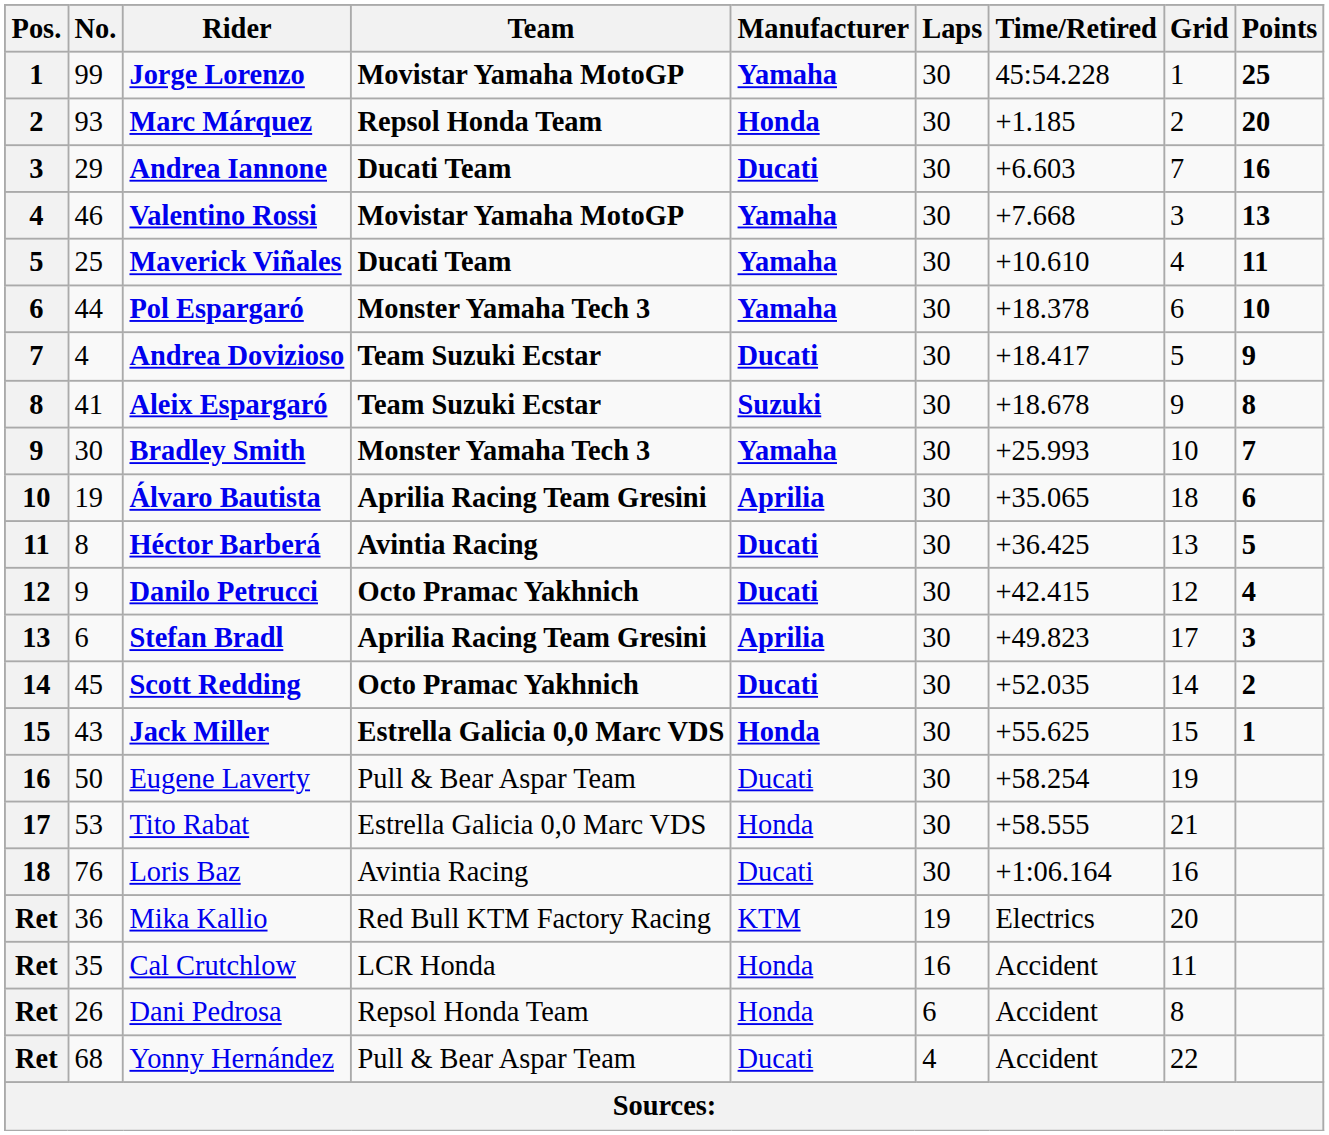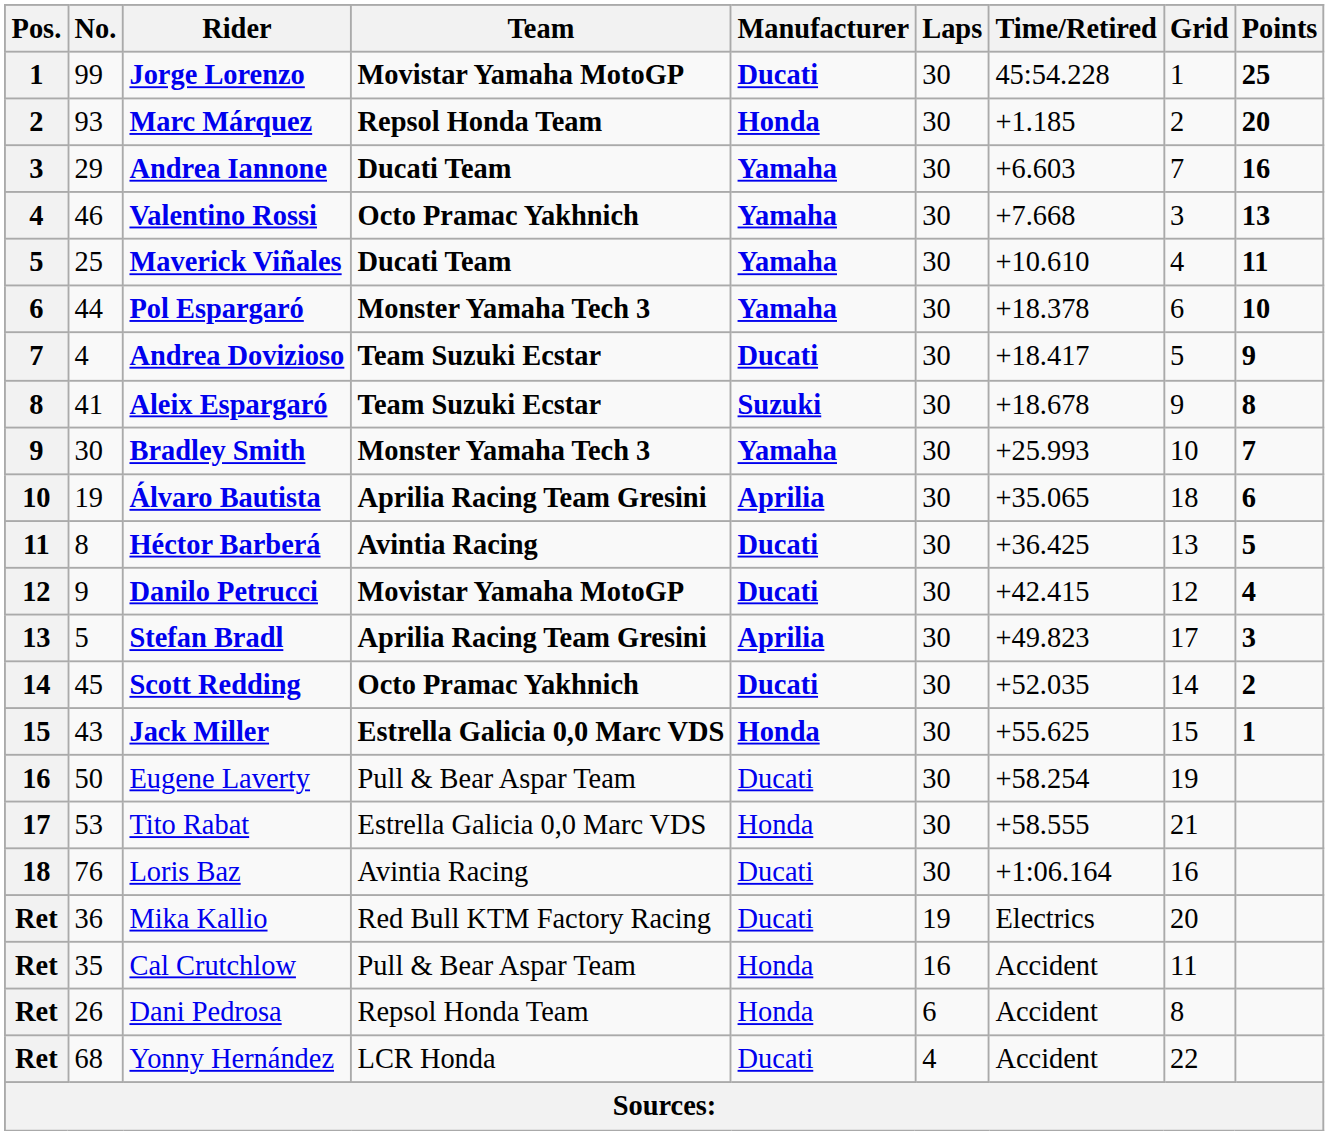(787, 74) Yamaha -> (778, 74) Ducati
(778, 168) Ducati -> (787, 168) Yamaha
(521, 215) Movistar Yamaha MotoGP -> (498, 215) Octo Pramac Yakhnich
(498, 590) Octo Pramac Yakhnich -> (521, 590) Movistar Yamaha MotoGP
(82, 637) 6 -> (82, 637) 5
(769, 918) KTM -> (775, 918) Ducati
(427, 965) LCR Honda -> (497, 965) Pull & Bear Aspar Team
(497, 1059) Pull & Bear Aspar Team -> (427, 1059) LCR Honda
